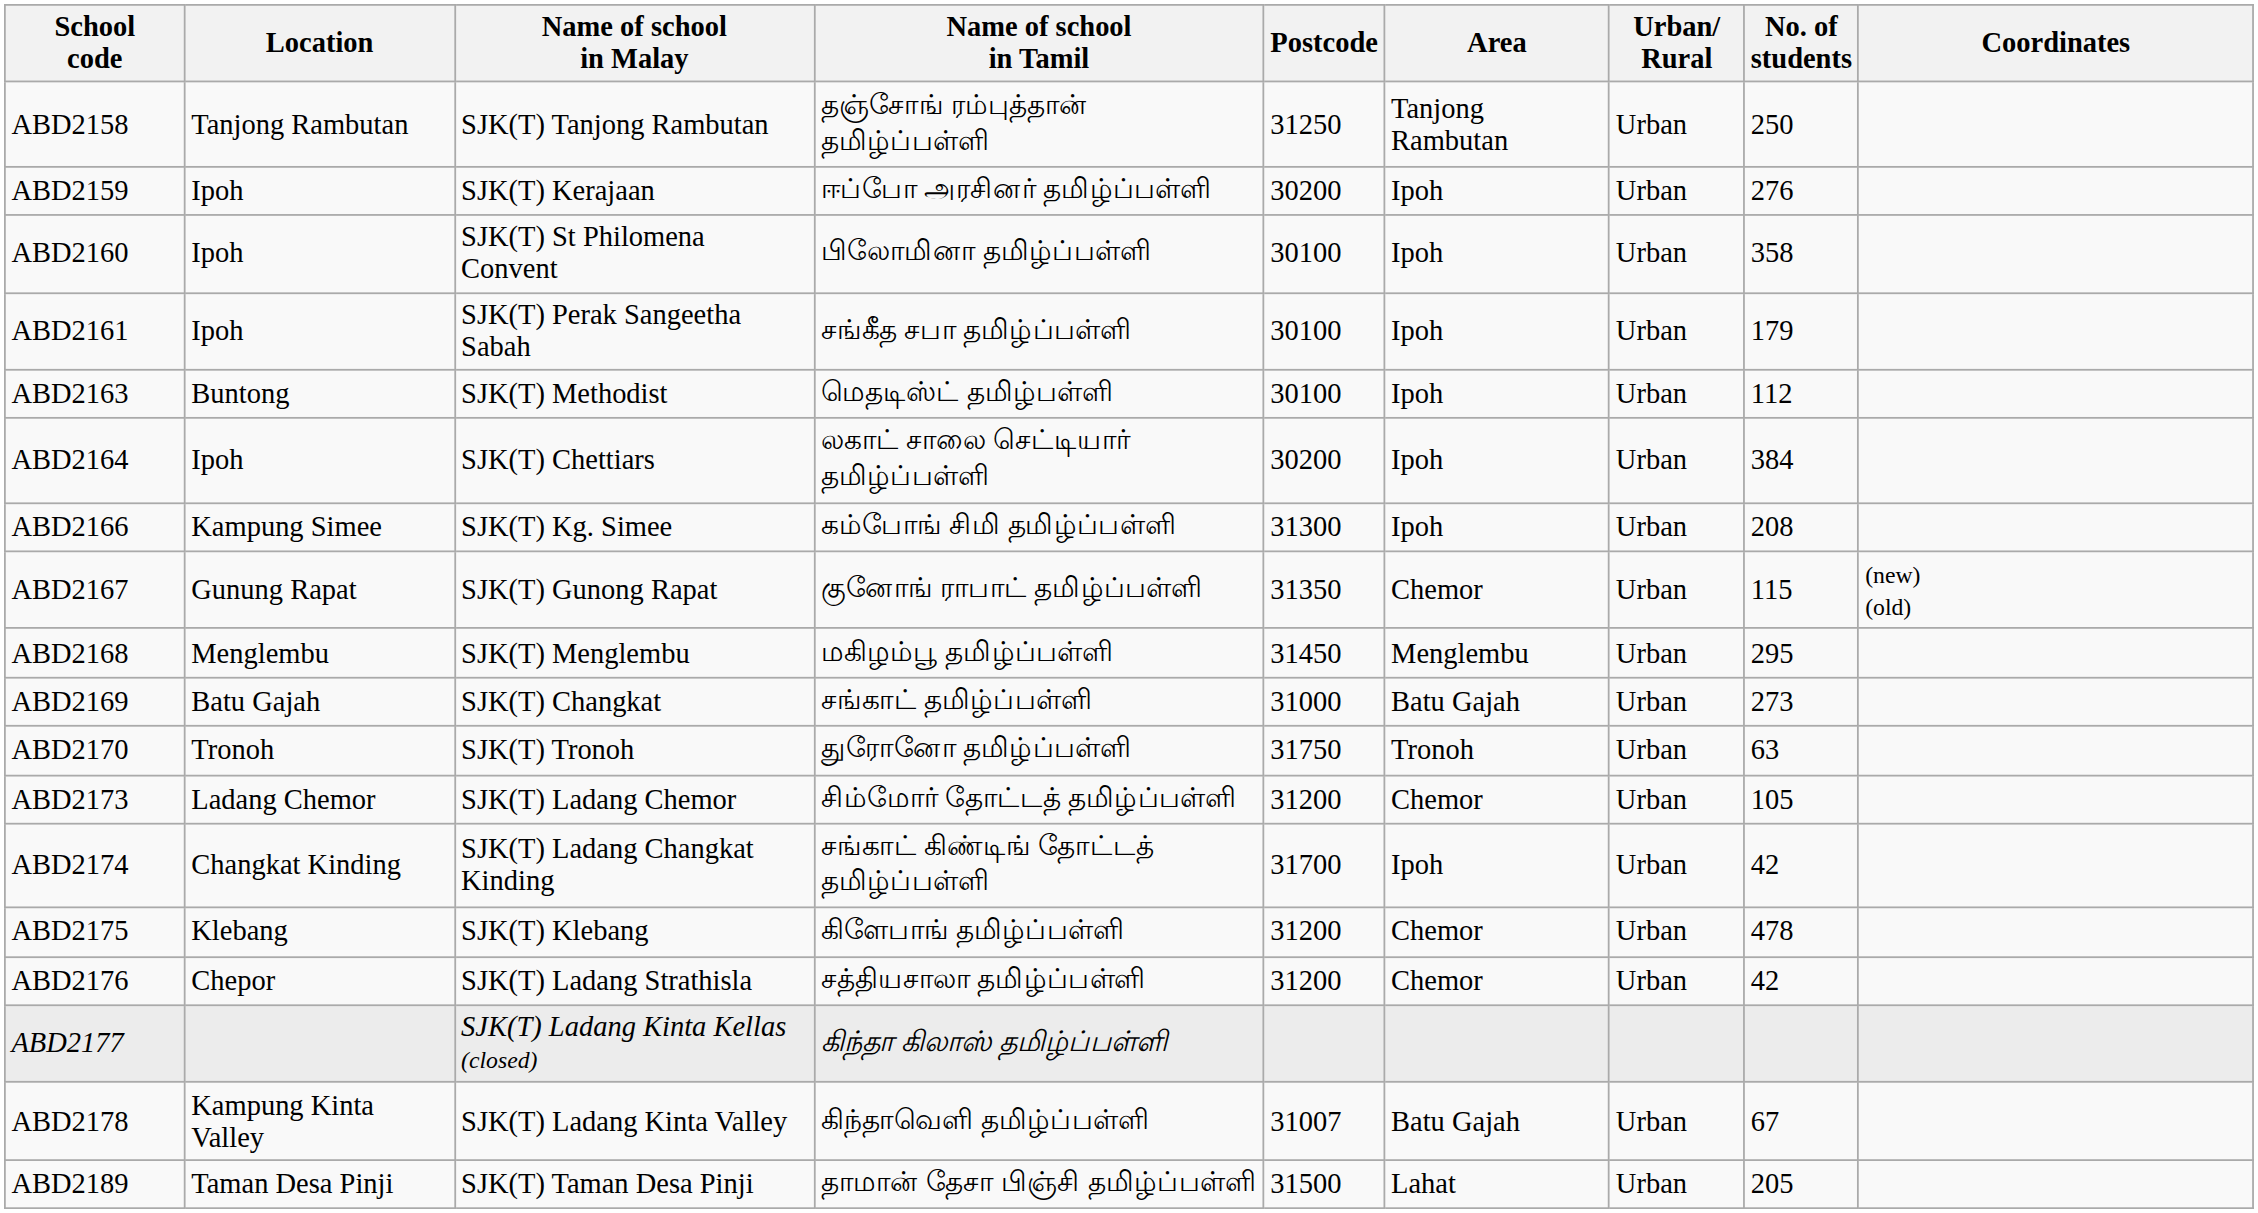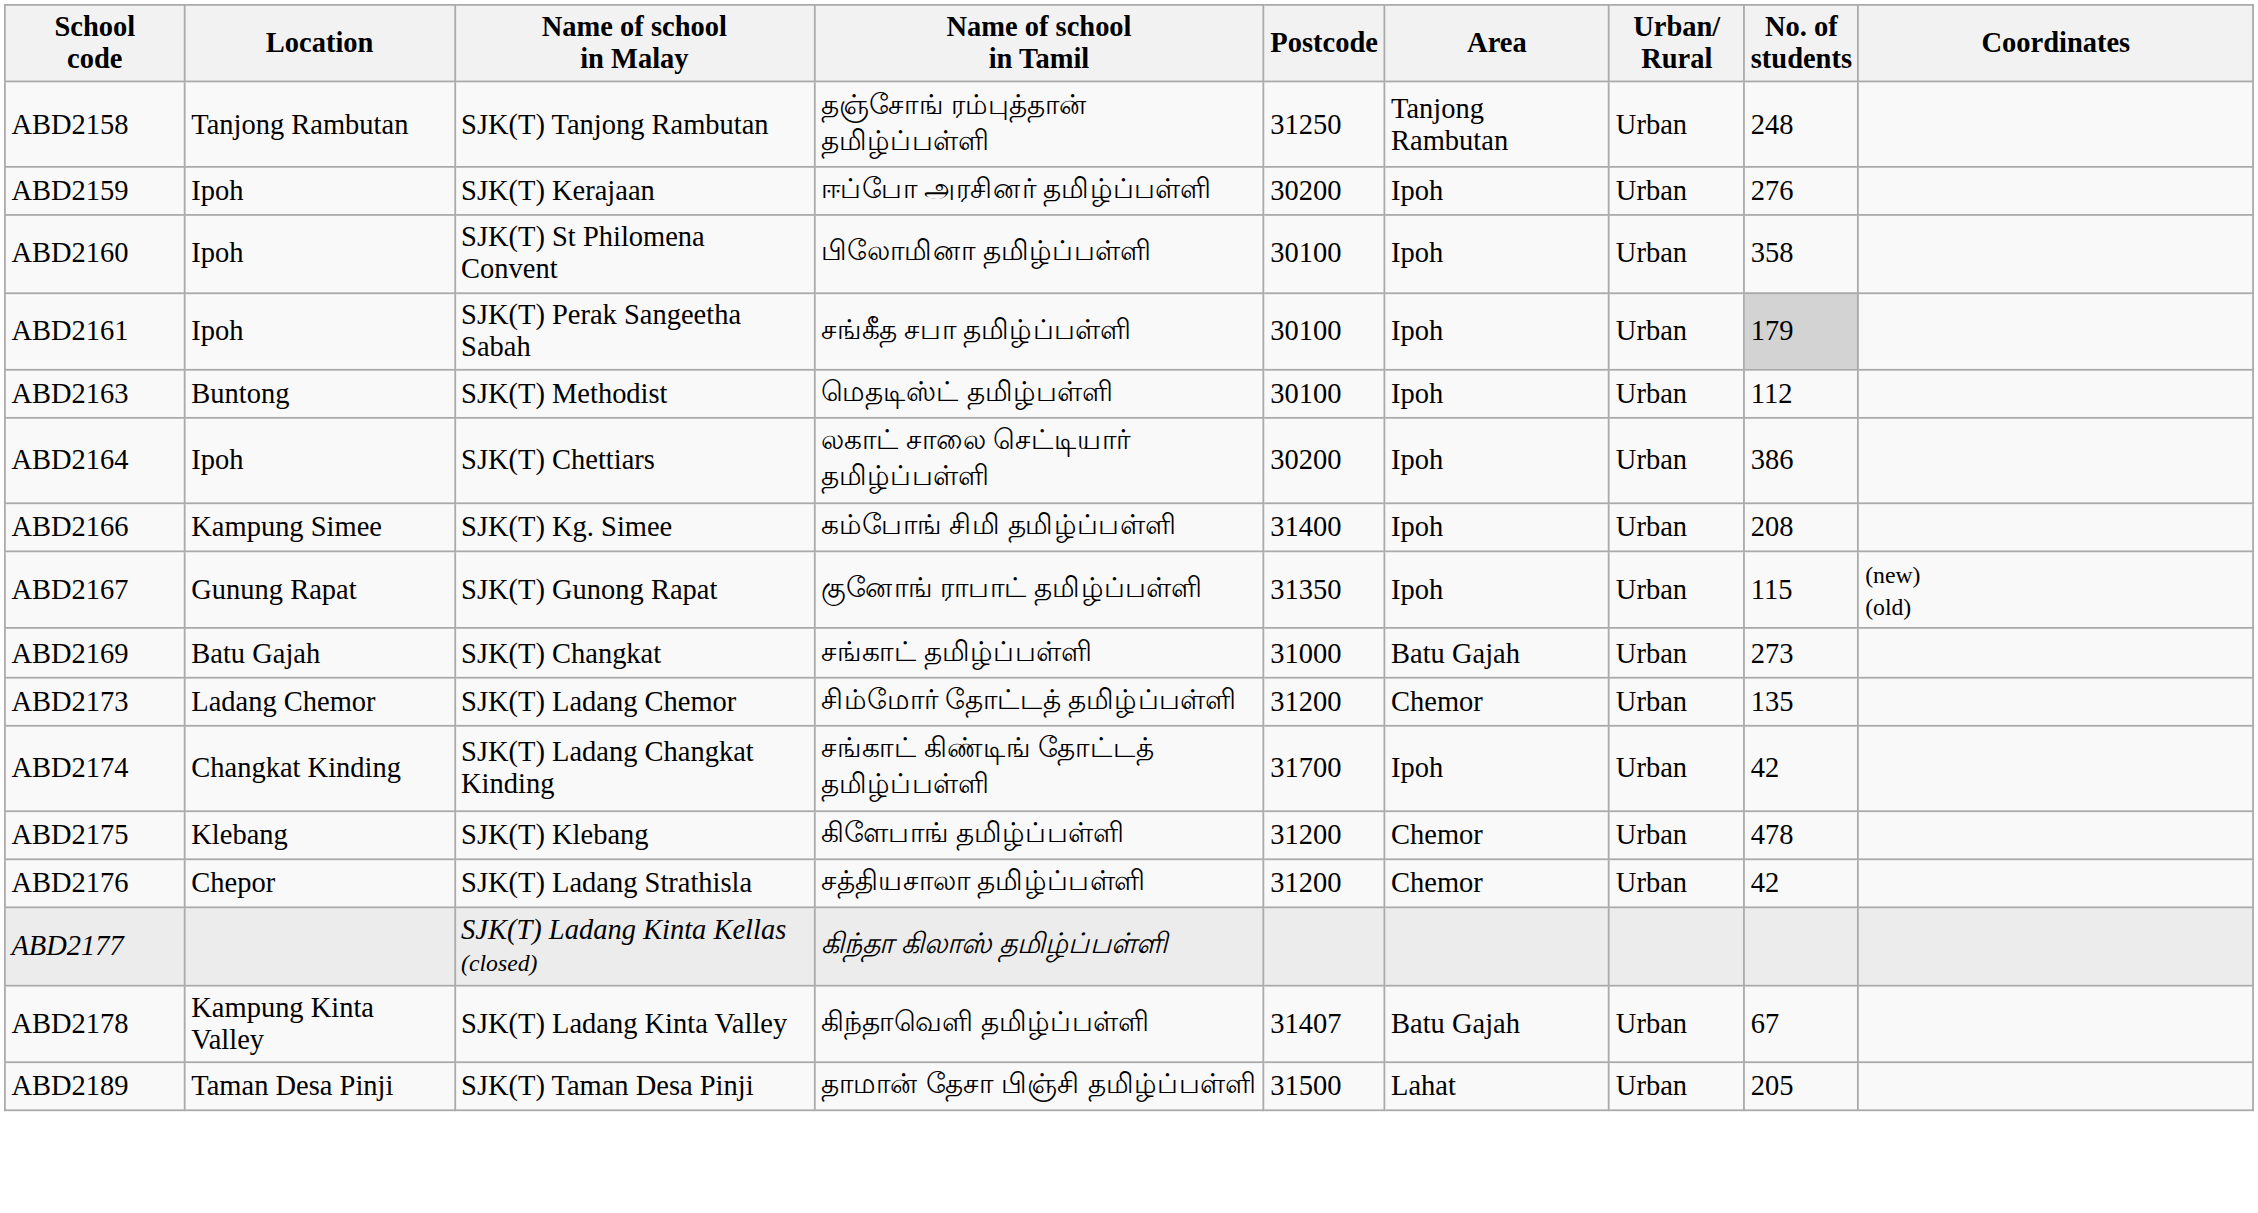(1772, 123) 250 -> (1772, 123) 248
(1772, 330) no background -> (1772, 330) lightgrey background
(1772, 460) 384 -> (1772, 460) 386
(1306, 526) 31300 -> (1306, 526) 31400
(1437, 589) Chemor -> (1417, 589) Ipoh
- row: (70, 652)
- row: (70, 749)
(1772, 798) 105 -> (1772, 701) 135
(1306, 1120) 31007 -> (1306, 1023) 31407
